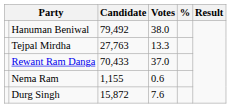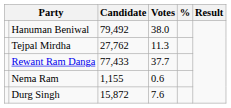(114, 45) 27,763 -> (114, 45) 27,762
(160, 45) 13.3 -> (160, 45) 11.3
(114, 62) 70,433 -> (114, 62) 77,433
(160, 62) 37.0 -> (160, 62) 37.7
